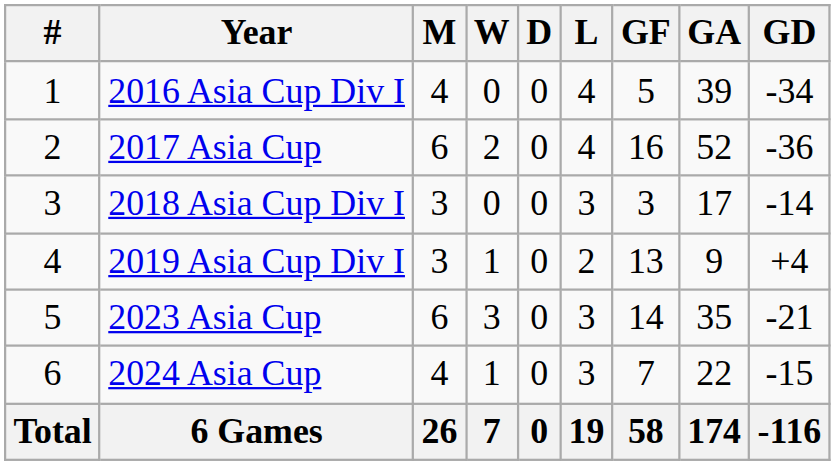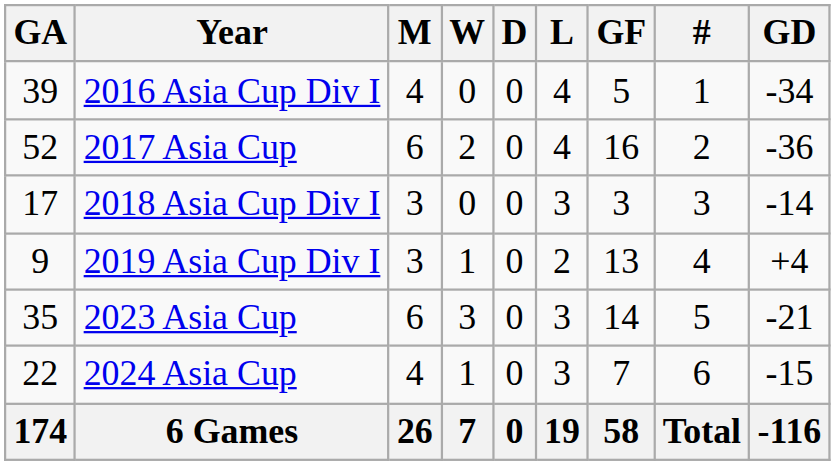columns swapped: (53, 32) <-> (714, 32)
